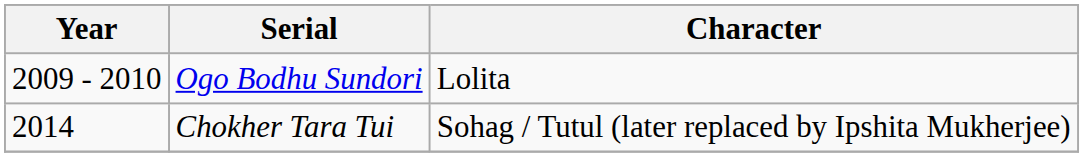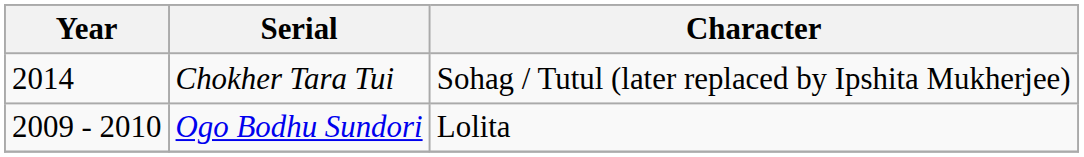rows swapped: (299, 77) <-> (285, 126)
